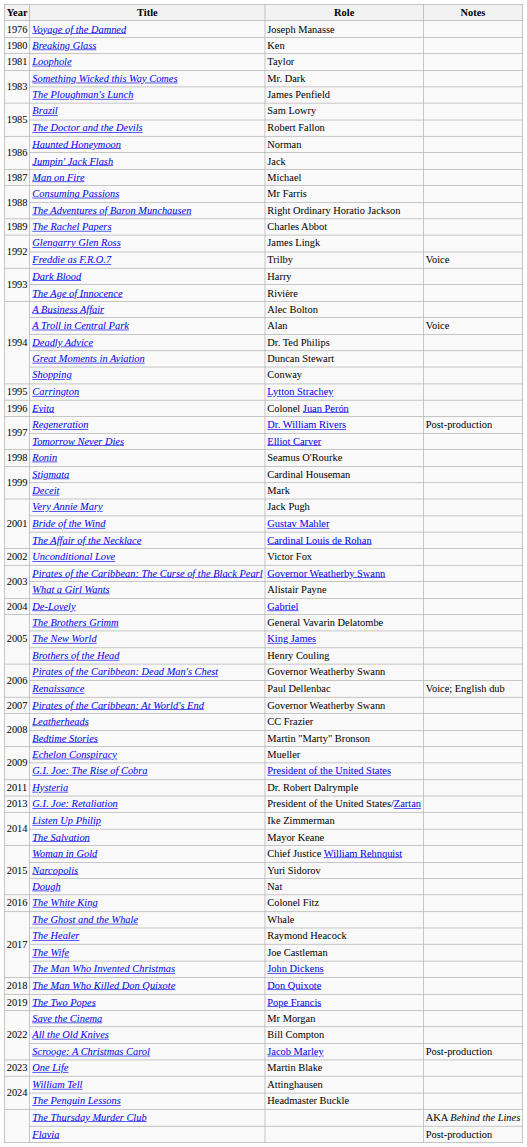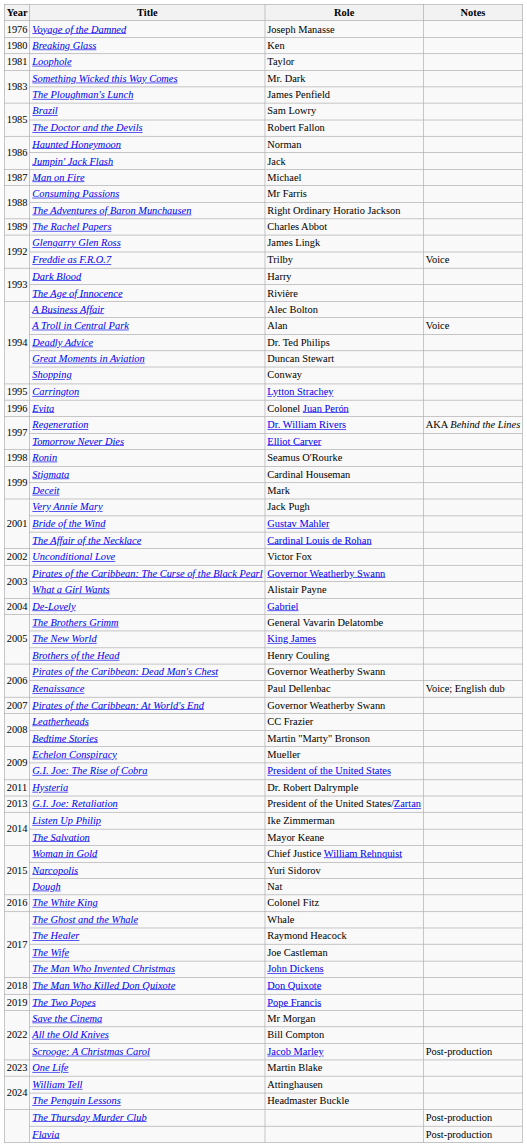(459, 425) Post-production -> (473, 425) AKA Behind the Lines
(473, 1117) AKA Behind the Lines -> (459, 1117) Post-production
